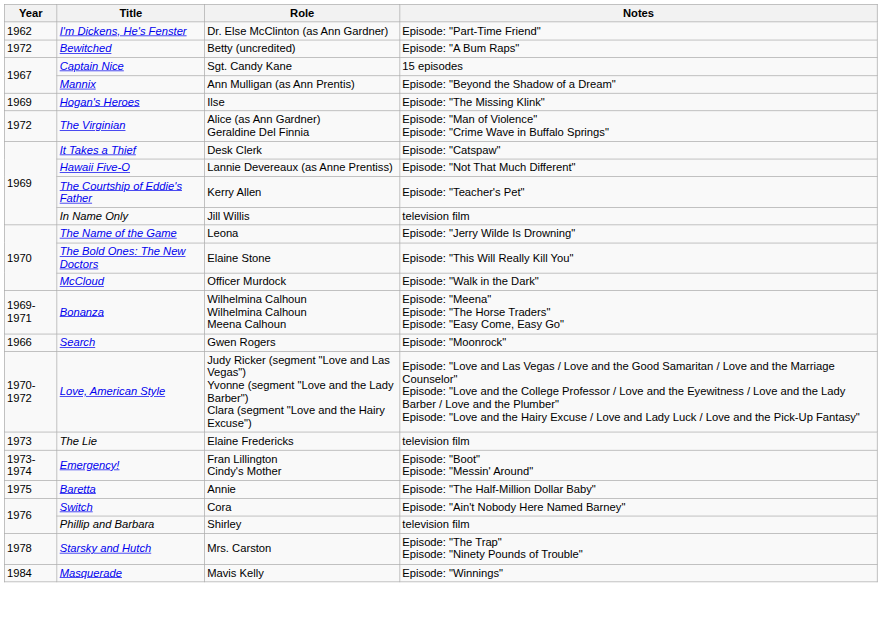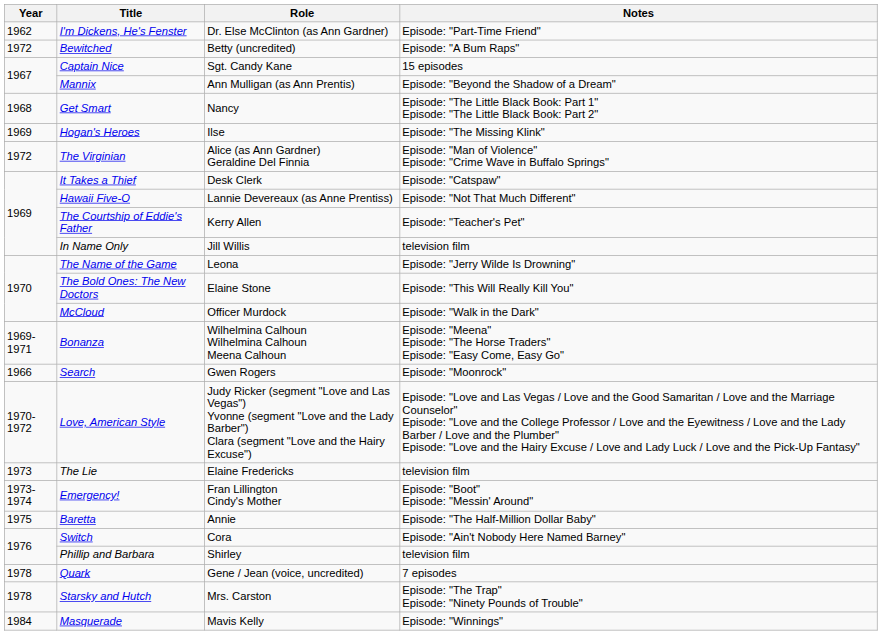+ row: (85, 108)
+ row: (75, 573)
